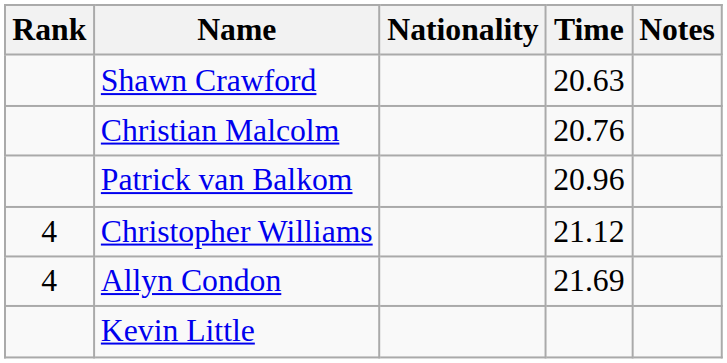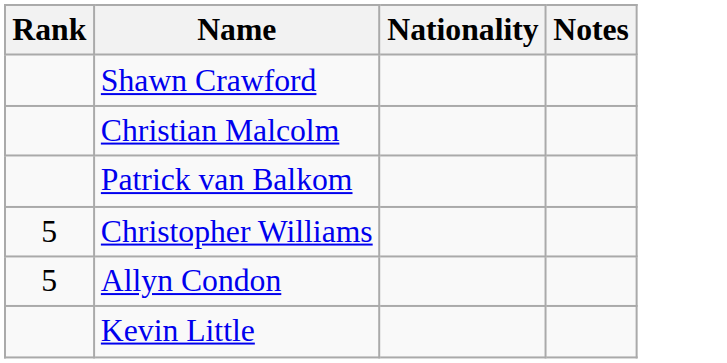- column: (589, 29)
(49, 230) 4 -> (49, 230) 5
(49, 280) 4 -> (49, 280) 5
